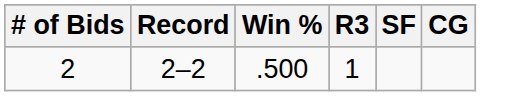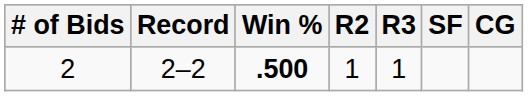+ column: (352, 25)
(282, 68) normal -> (282, 68) bold
